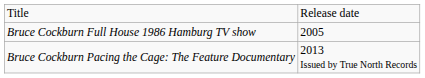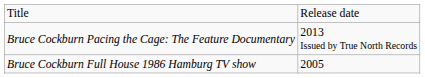rows swapped: (131, 32) <-> (151, 57)
